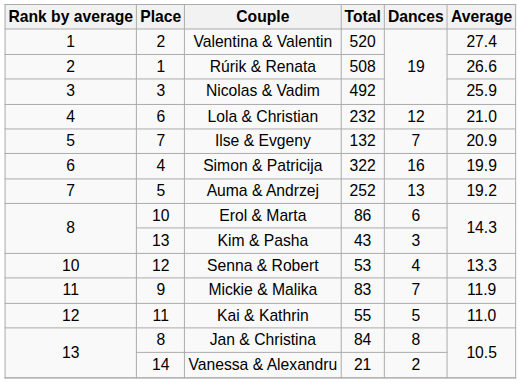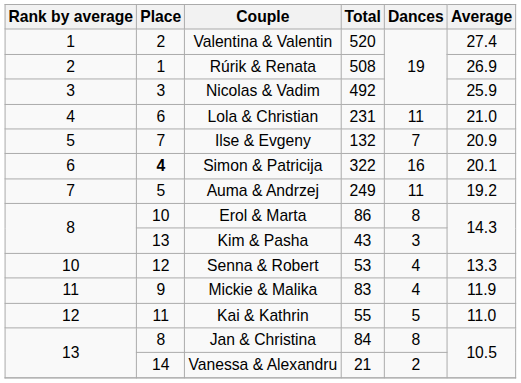(482, 66) 26.6 -> (482, 66) 26.9
(363, 116) 232 -> (363, 116) 231
(416, 116) 12 -> (416, 116) 11
(161, 166) normal -> (161, 166) bold
(482, 166) 19.9 -> (482, 166) 20.1
(363, 191) 252 -> (363, 191) 249
(416, 191) 13 -> (416, 191) 11
(416, 215) 6 -> (416, 215) 8
(416, 290) 7 -> (416, 290) 4
